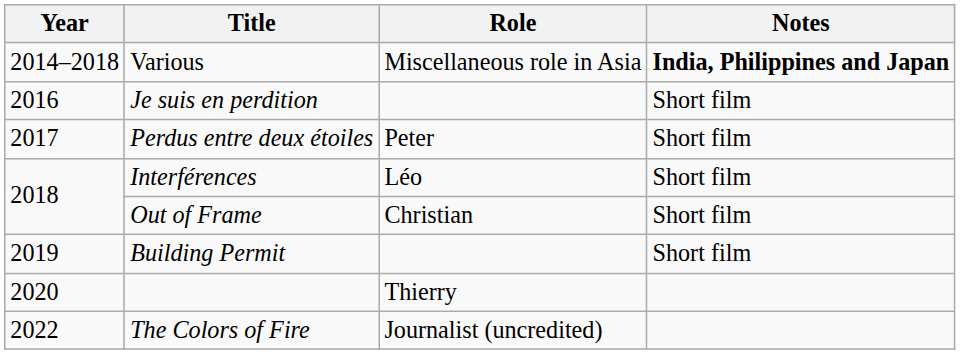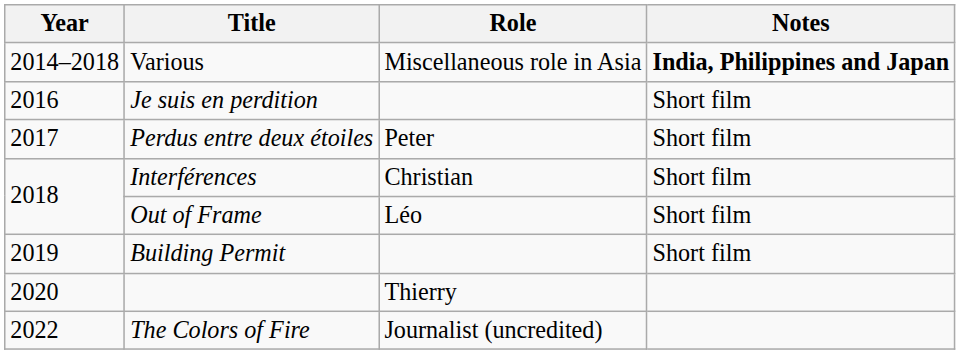(403, 176) Léo -> (429, 176) Christian
(429, 215) Christian -> (403, 215) Léo
